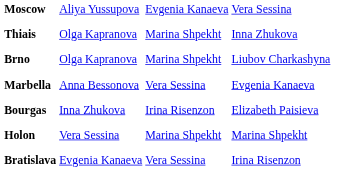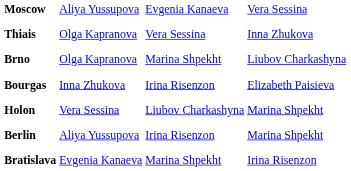(183, 34) Marina Shpekht -> (175, 34) Vera Sessina
- row: (28, 84)
(183, 135) Marina Shpekht -> (195, 110) Liubov Charkashyna
+ row: (20, 135)
(175, 160) Vera Sessina -> (183, 160) Marina Shpekht
